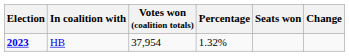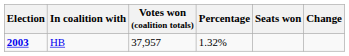(18, 42) 2023 -> (18, 42) 2003
(146, 42) 37,954 -> (146, 42) 37,957
